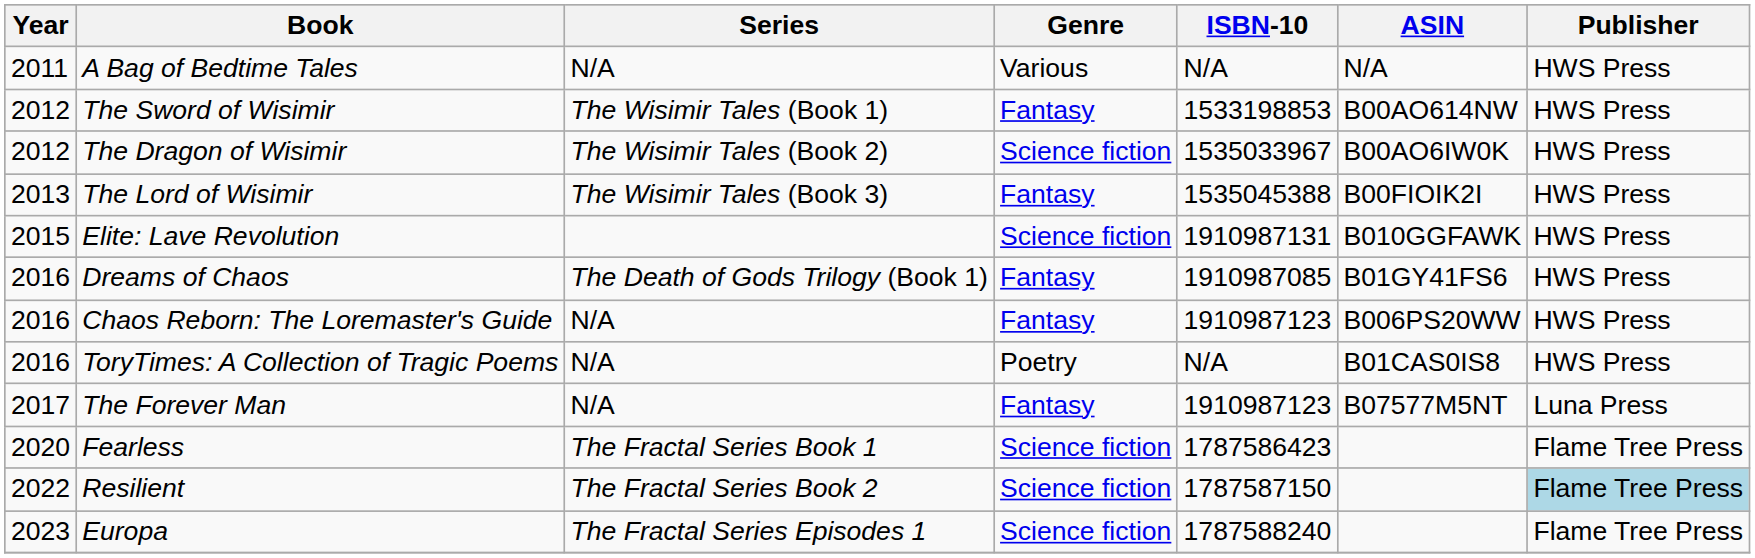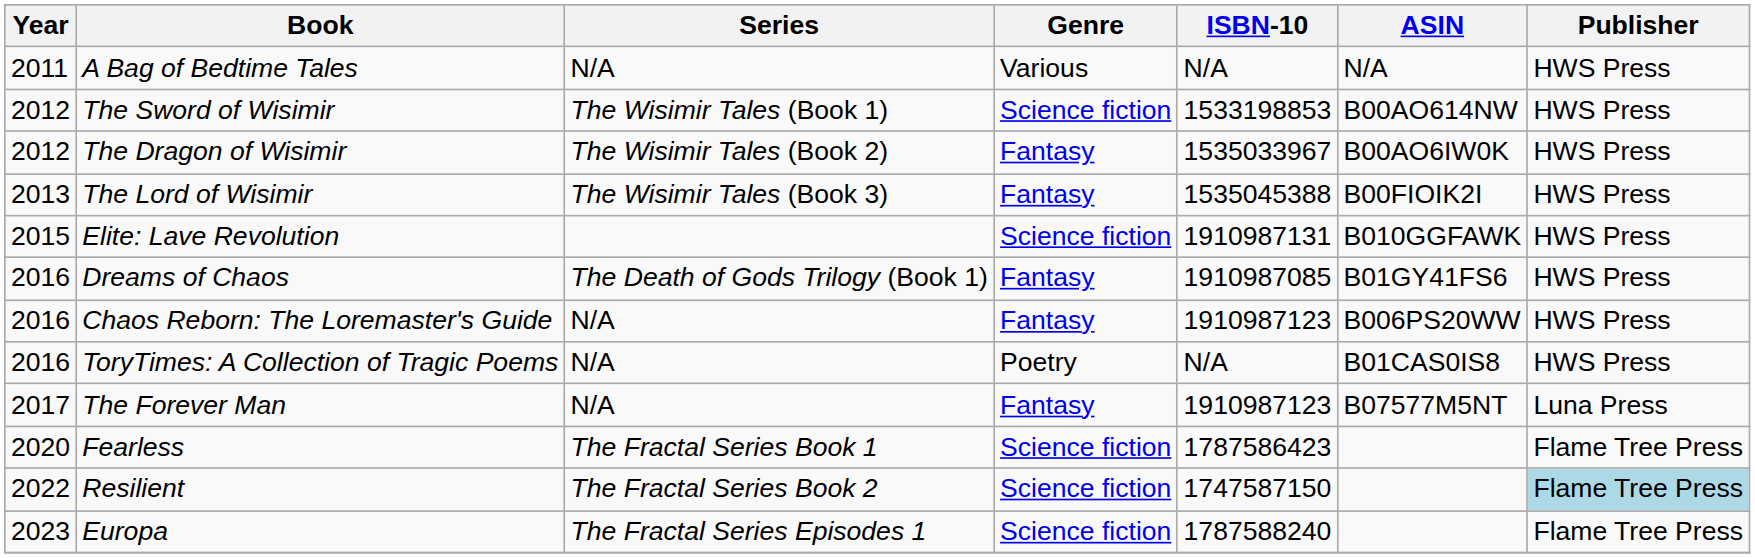(1047, 109) Fantasy -> (1086, 109) Science fiction
(1086, 151) Science fiction -> (1047, 151) Fantasy
(1257, 488) 1787587150 -> (1257, 488) 1747587150
